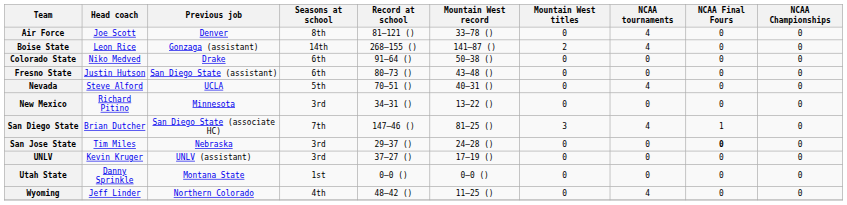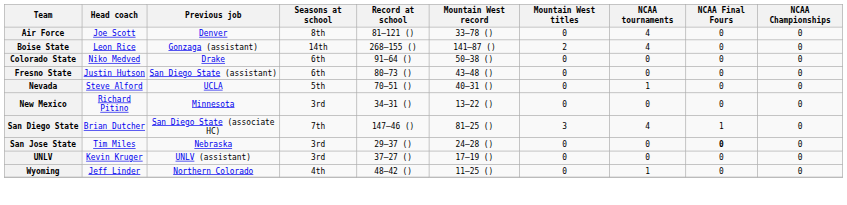(648, 86) 4 -> (647, 86) 1
- row: (43, 175)
(648, 193) 4 -> (647, 170) 1
